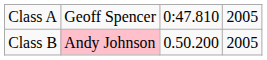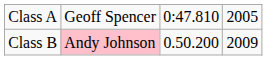(242, 42) 2005 -> (242, 42) 2009
